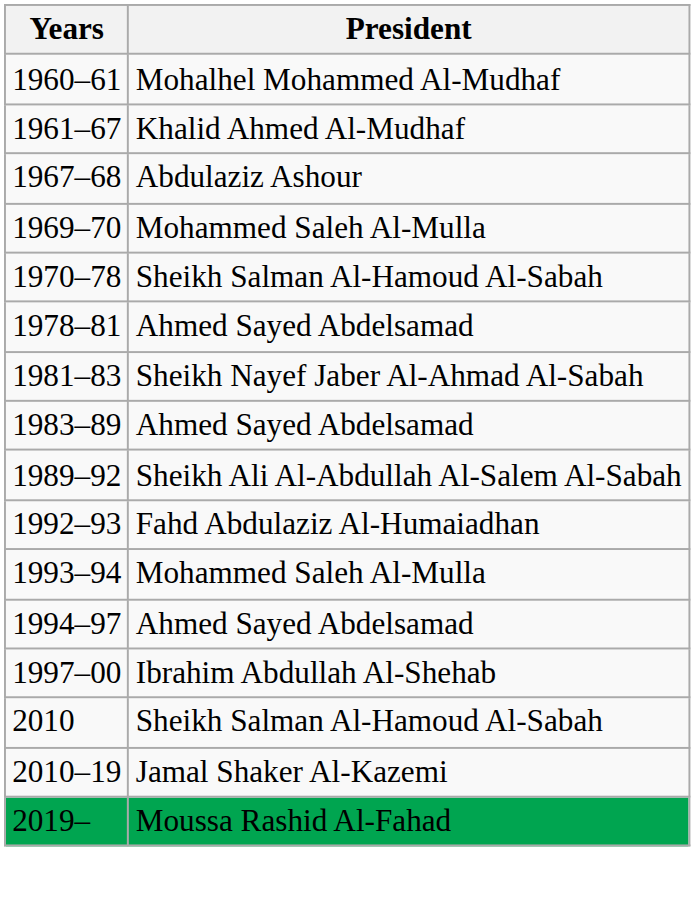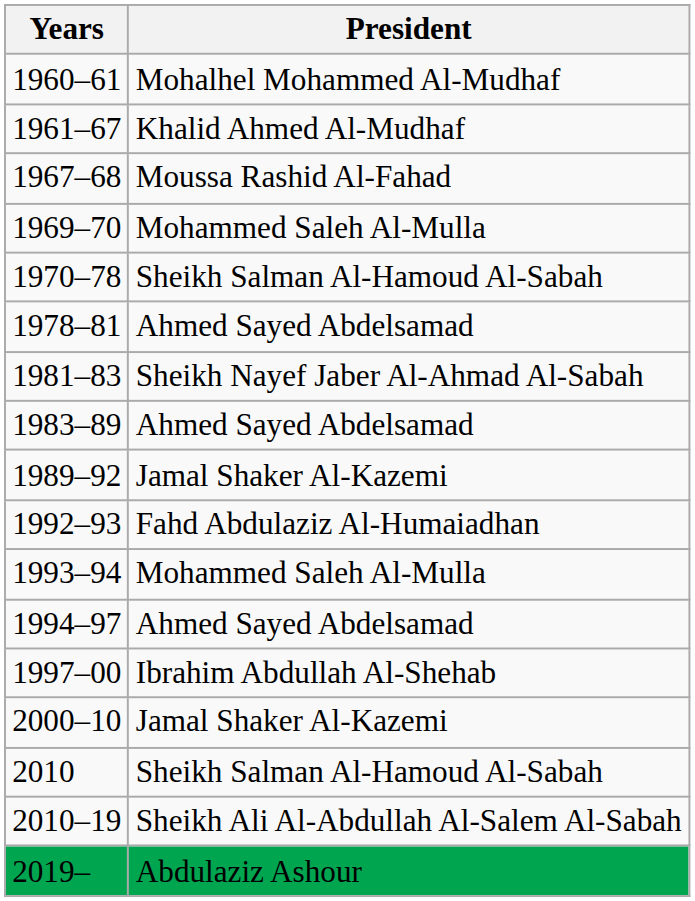(249, 177) Abdulaziz Ashour -> (293, 177) Moussa Rashid Al-Fahad
(409, 474) Sheikh Ali Al-Abdullah Al-Salem Al-Sabah -> (292, 474) Jamal Shaker Al-Kazemi
+ row: (67, 721)
(292, 771) Jamal Shaker Al-Kazemi -> (409, 820) Sheikh Ali Al-Abdullah Al-Salem Al-Sabah
(293, 820) Moussa Rashid Al-Fahad -> (249, 870) Abdulaziz Ashour
